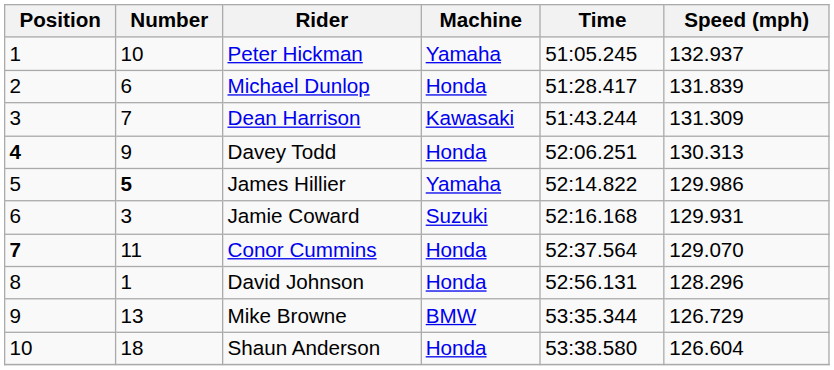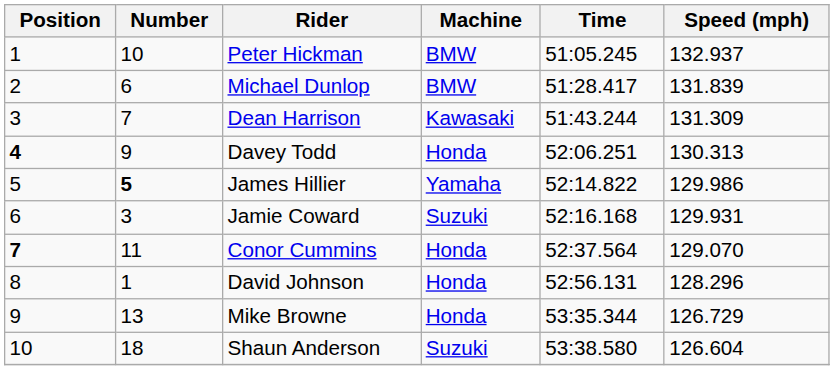(463, 53) Yamaha -> (451, 53) BMW
(456, 86) Honda -> (451, 86) BMW
(451, 315) BMW -> (456, 315) Honda
(456, 348) Honda -> (457, 348) Suzuki
